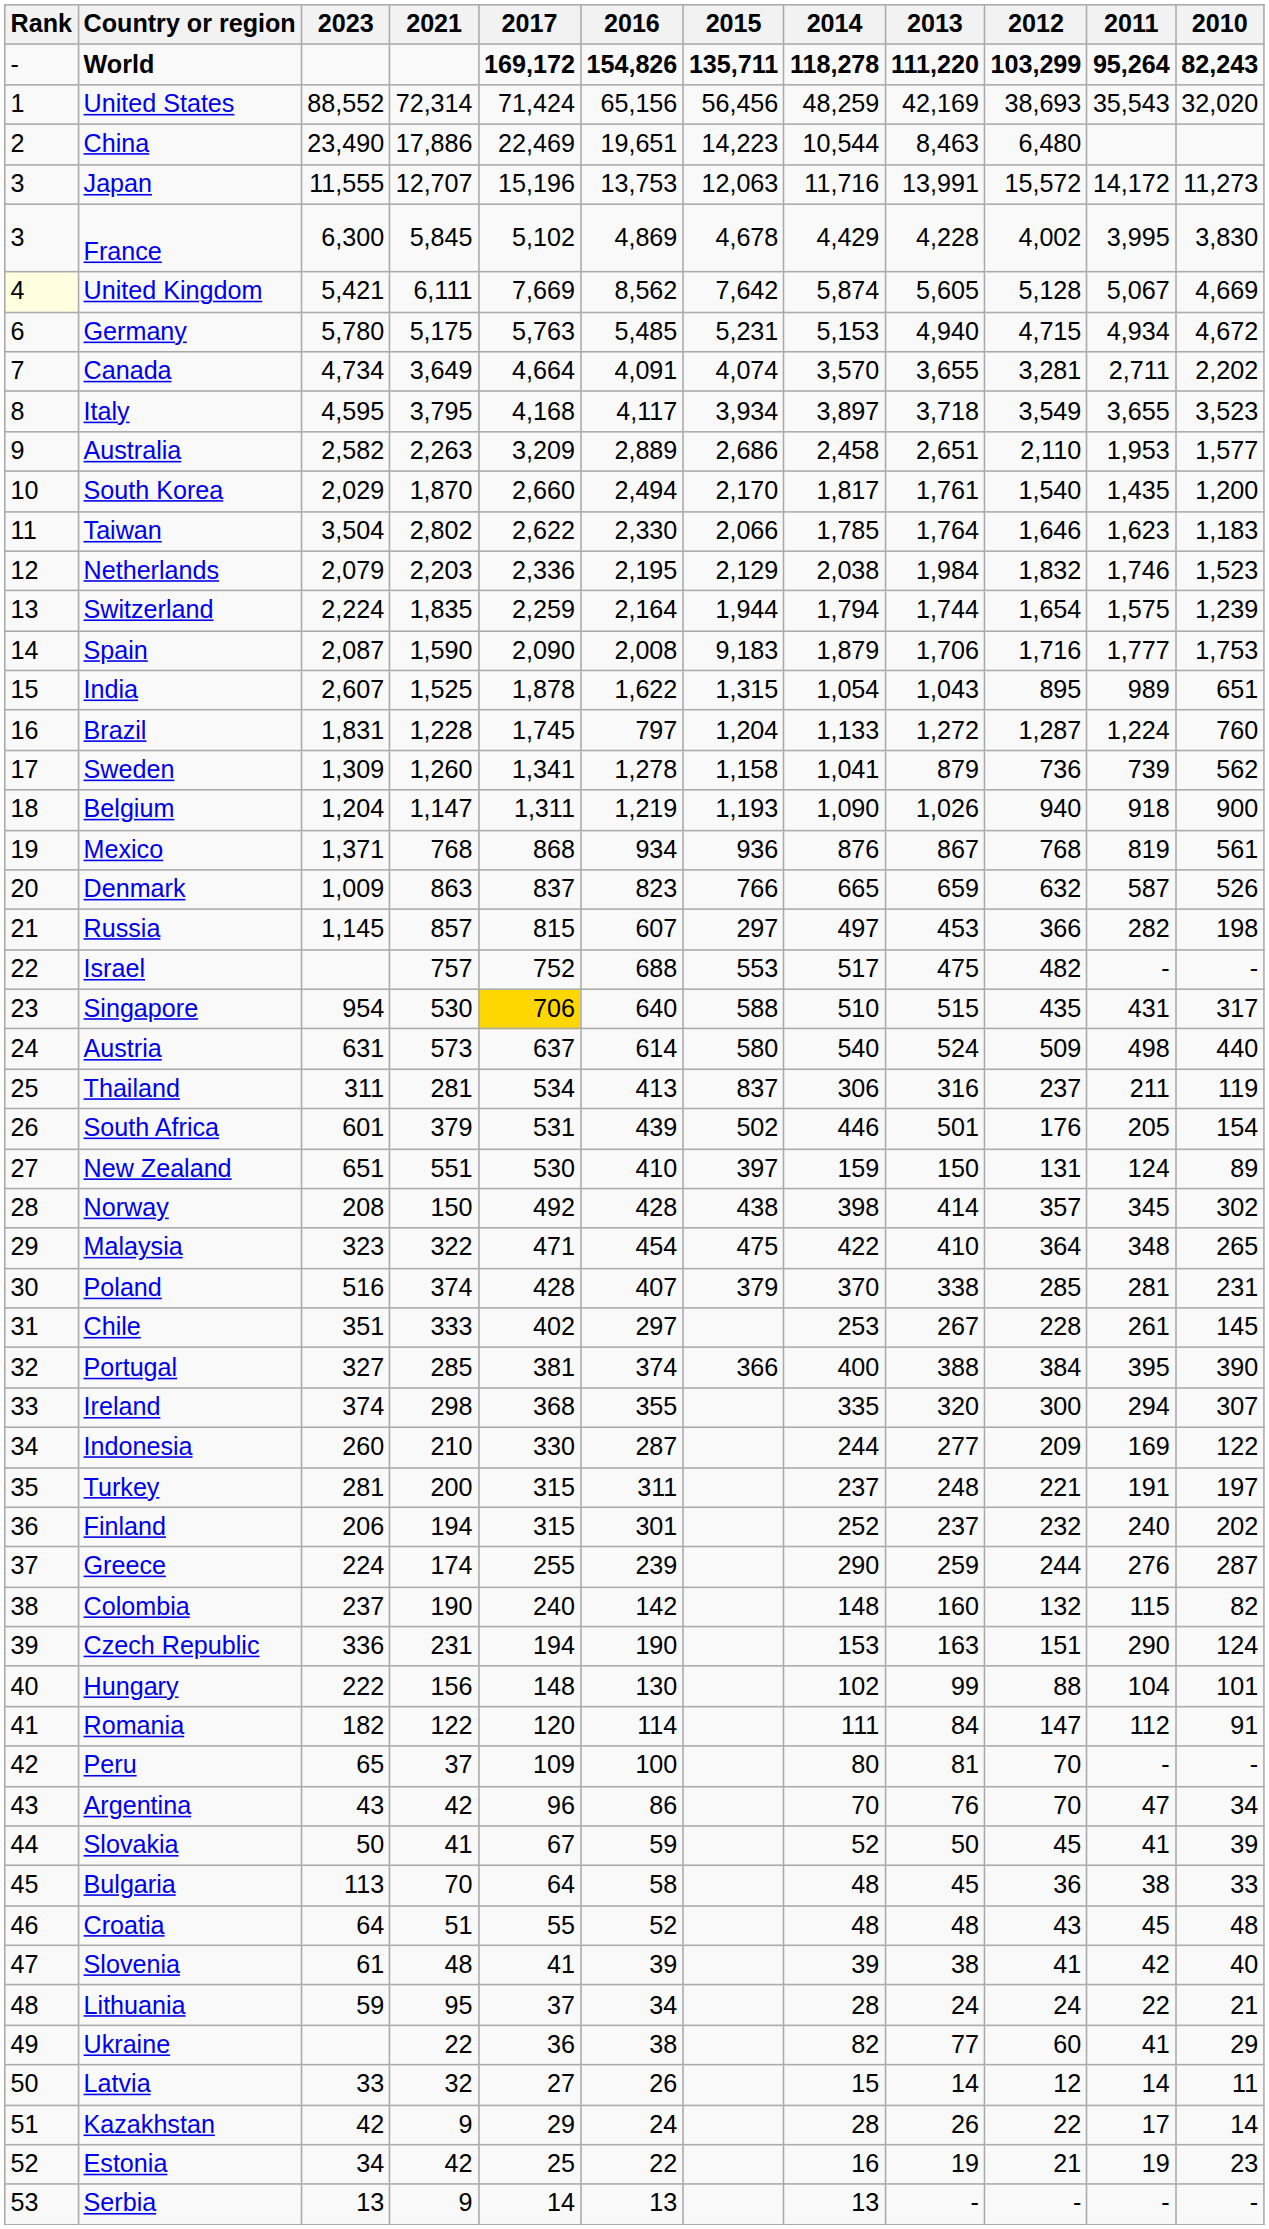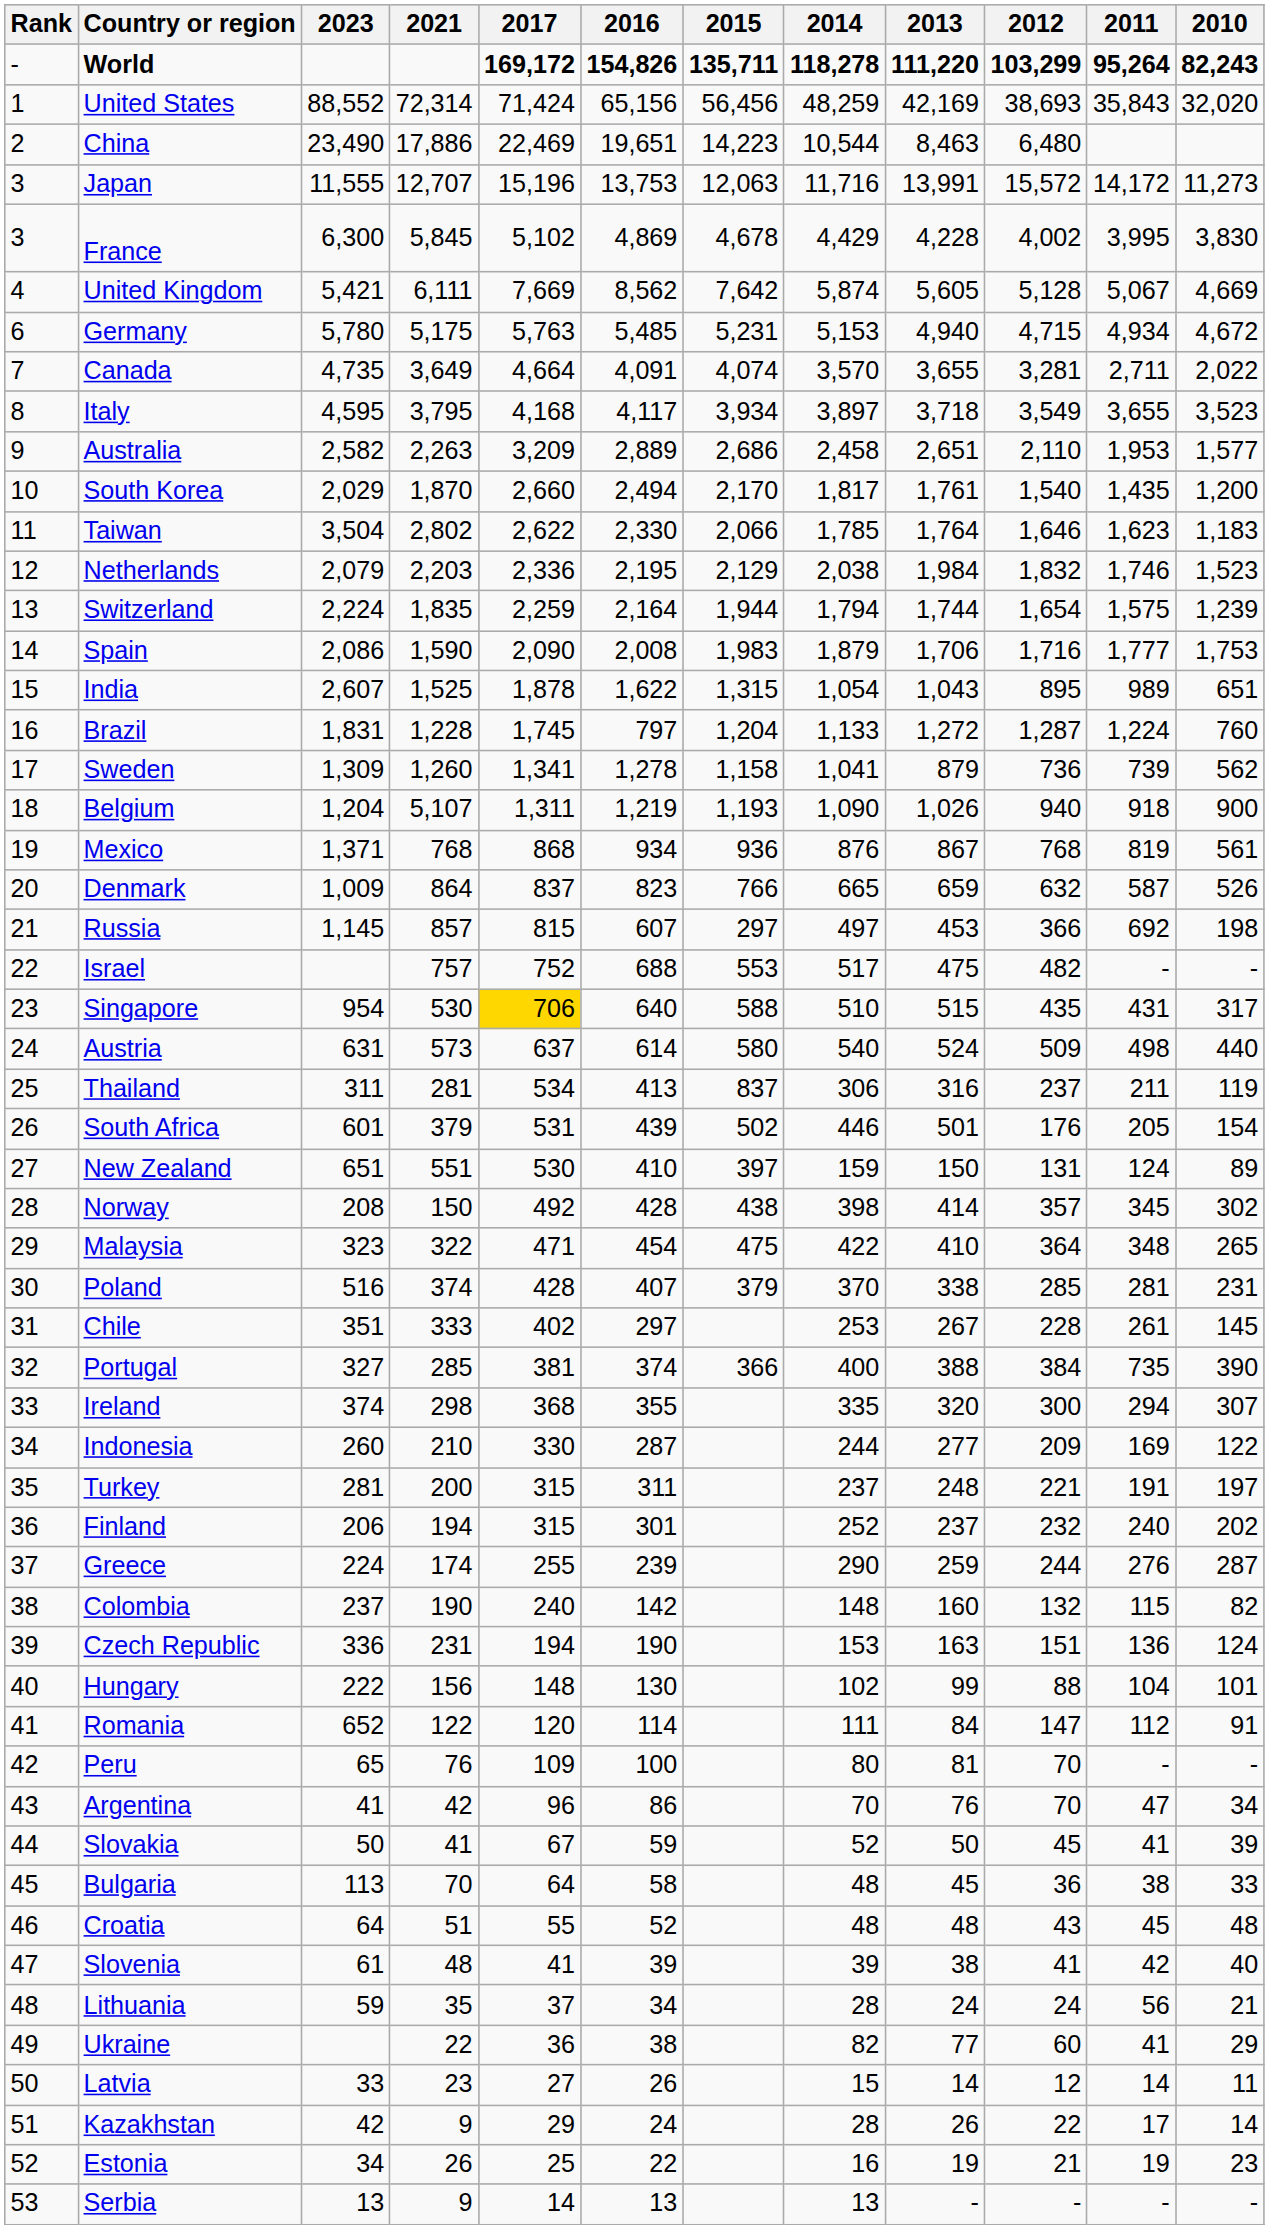(1131, 104) 35,543 -> (1131, 104) 35,843
(18, 291) lightyellow background -> (18, 291) no background
(353, 371) 4,734 -> (353, 371) 4,735
(1227, 371) 2,202 -> (1227, 371) 2,022
(353, 650) 2,087 -> (353, 650) 2,086
(747, 650) 9,183 -> (747, 650) 1,983
(441, 809) 1,147 -> (441, 809) 5,107
(452, 889) 863 -> (452, 889) 864
(1149, 929) 282 -> (1149, 929) 692
(1149, 1367) 395 -> (1149, 1367) 735
(1149, 1646) 290 -> (1149, 1646) 136
(363, 1725) 182 -> (363, 1725) 652
(459, 1765) 37 -> (459, 1765) 76
(370, 1805) 43 -> (370, 1805) 41
(459, 2004) 95 -> (459, 2004) 35
(1156, 2004) 22 -> (1156, 2004) 56
(459, 2084) 32 -> (459, 2084) 23
(459, 2164) 42 -> (459, 2164) 26
